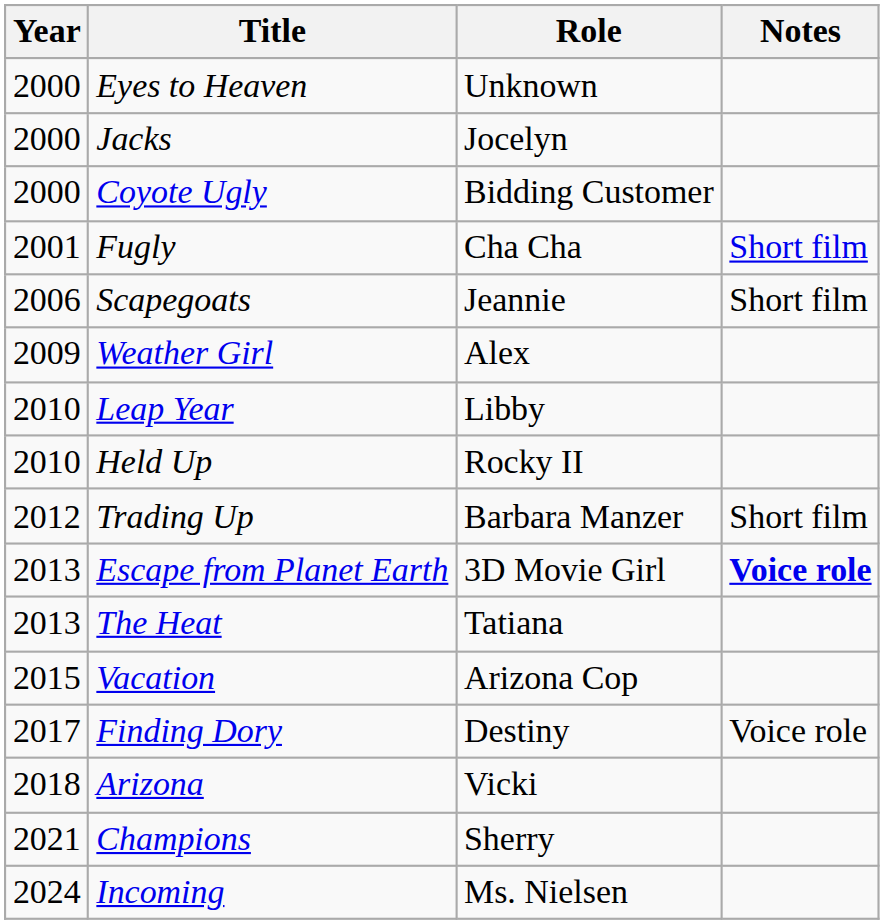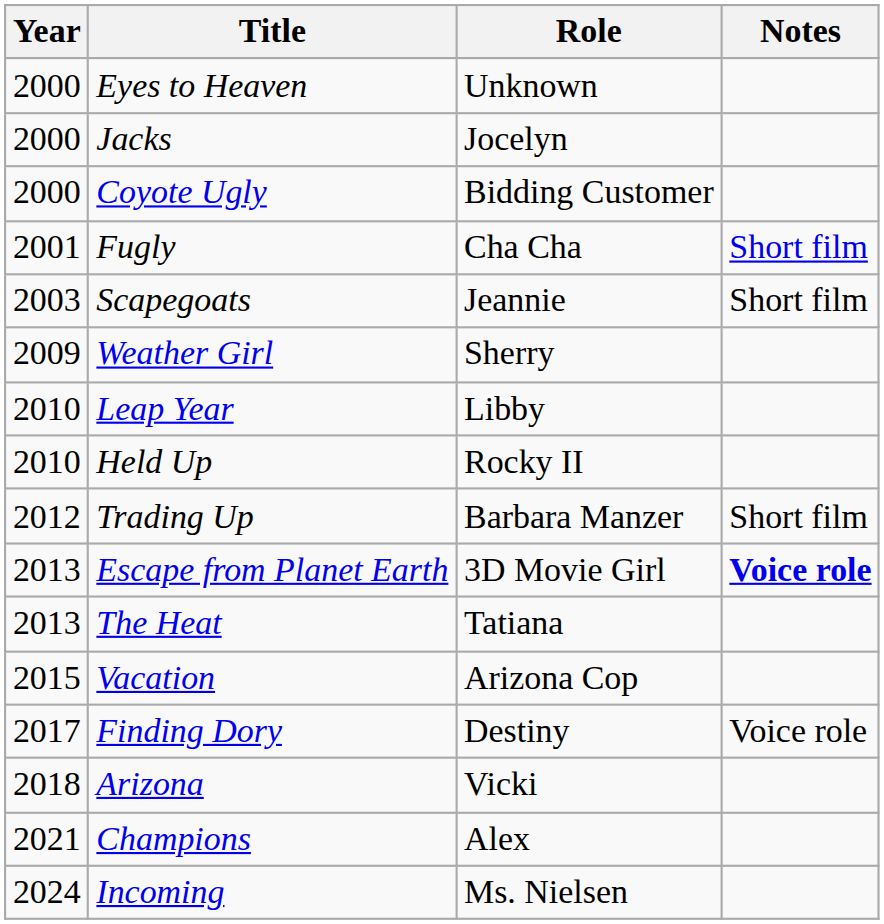(47, 300) 2006 -> (47, 300) 2003
(497, 354) Alex -> (509, 354) Sherry
(509, 838) Sherry -> (497, 838) Alex
